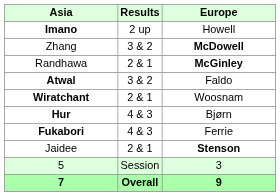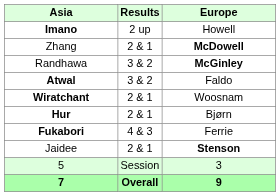(140, 46) 3 & 2 -> (140, 46) 2 & 1
(140, 64) 2 & 1 -> (140, 64) 3 & 2
(140, 114) 4 & 3 -> (140, 114) 2 & 1
